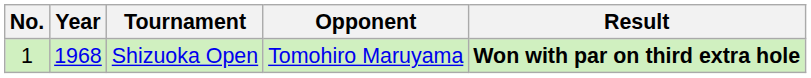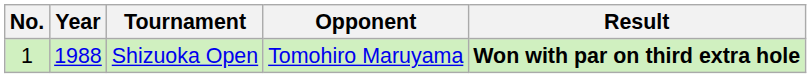(78, 56) 1968 -> (78, 56) 1988
